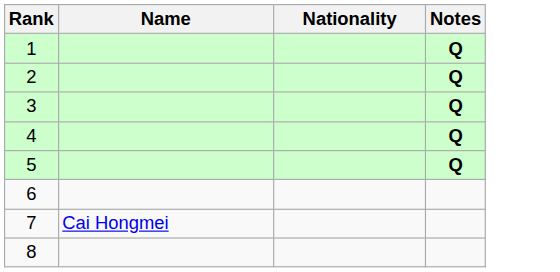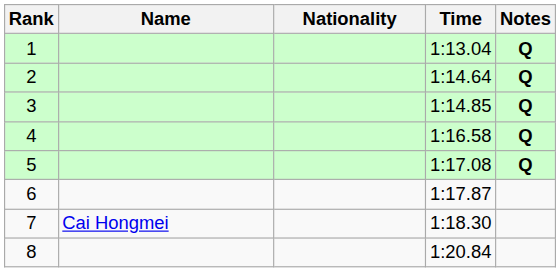+ column: (461, 19)
